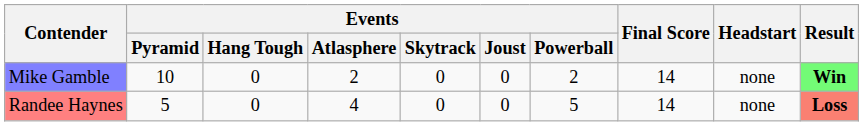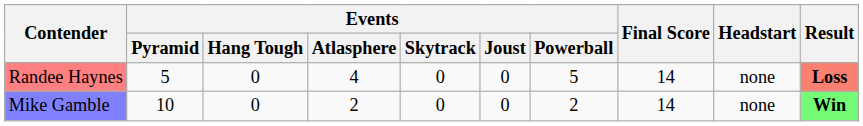rows swapped: (66, 105) <-> (59, 76)
